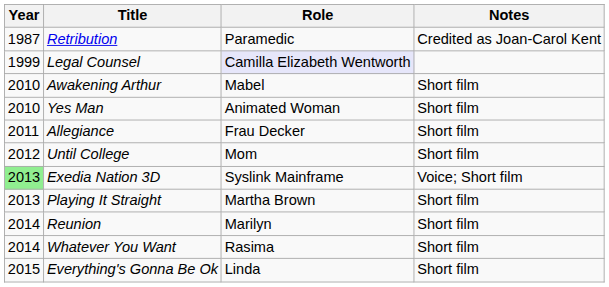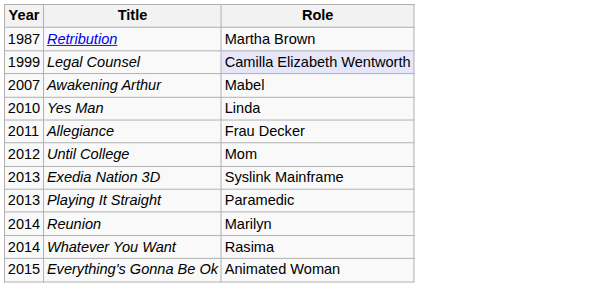- column: (509, 16)
(260, 39) Paramedic -> (270, 39) Martha Brown
(24, 85) 2010 -> (24, 85) 2007
(282, 108) Animated Woman -> (243, 108) Linda
(24, 177) lightgreen background -> (24, 177) no background
(270, 200) Martha Brown -> (260, 200) Paramedic
(243, 270) Linda -> (282, 270) Animated Woman
